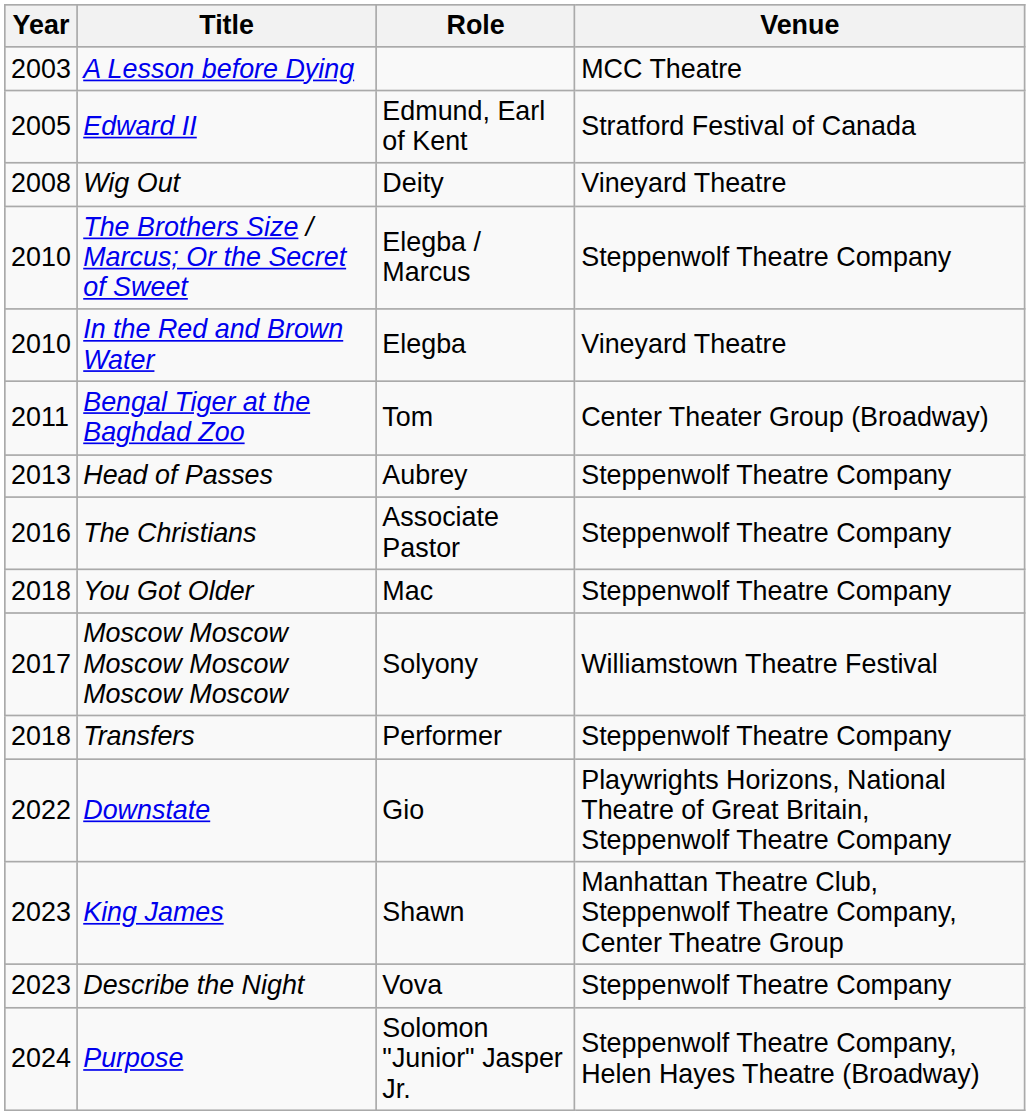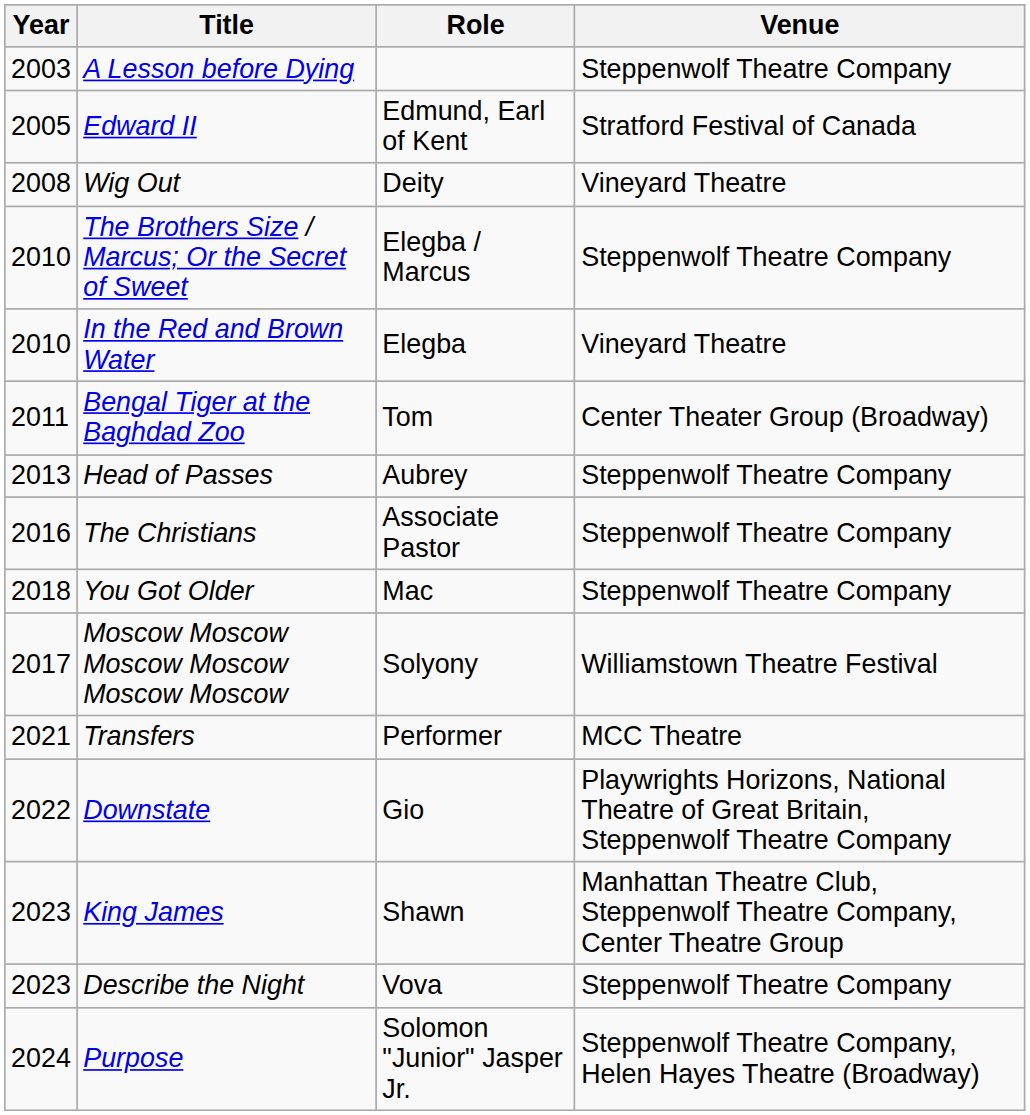(662, 68) MCC Theatre -> (766, 68) Steppenwolf Theatre Company
(41, 736) 2018 -> (41, 736) 2021
(766, 736) Steppenwolf Theatre Company -> (662, 736) MCC Theatre
